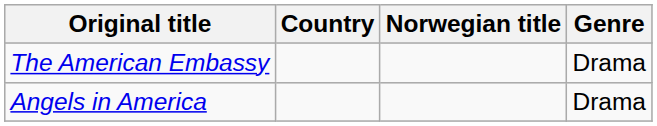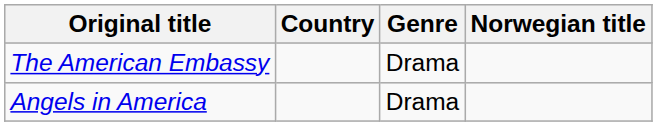columns swapped: (473, 23) <-> (609, 23)
